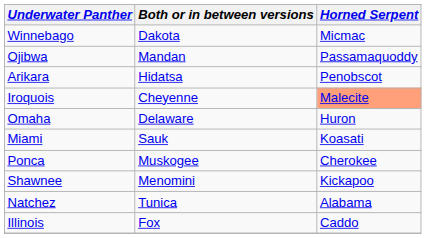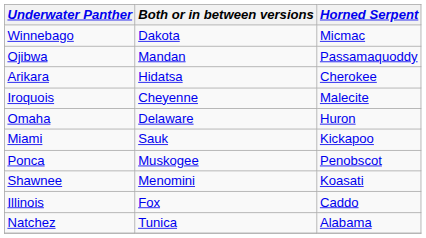(351, 77) Penobscot -> (348, 77) Cherokee
(344, 98) lightsalmon background -> (344, 98) no background
(342, 139) Koasati -> (347, 139) Kickapoo
(348, 160) Cherokee -> (351, 160) Penobscot
(347, 181) Kickapoo -> (342, 181) Koasati
rows swapped: (32, 202) <-> (26, 222)
